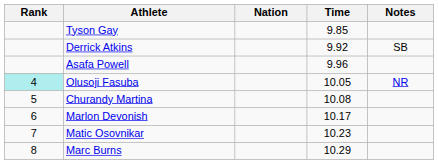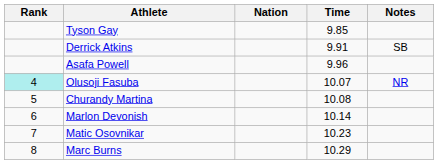(337, 47) 9.92 -> (337, 47) 9.91
(337, 82) 10.05 -> (337, 82) 10.07
(337, 116) 10.17 -> (337, 116) 10.14
